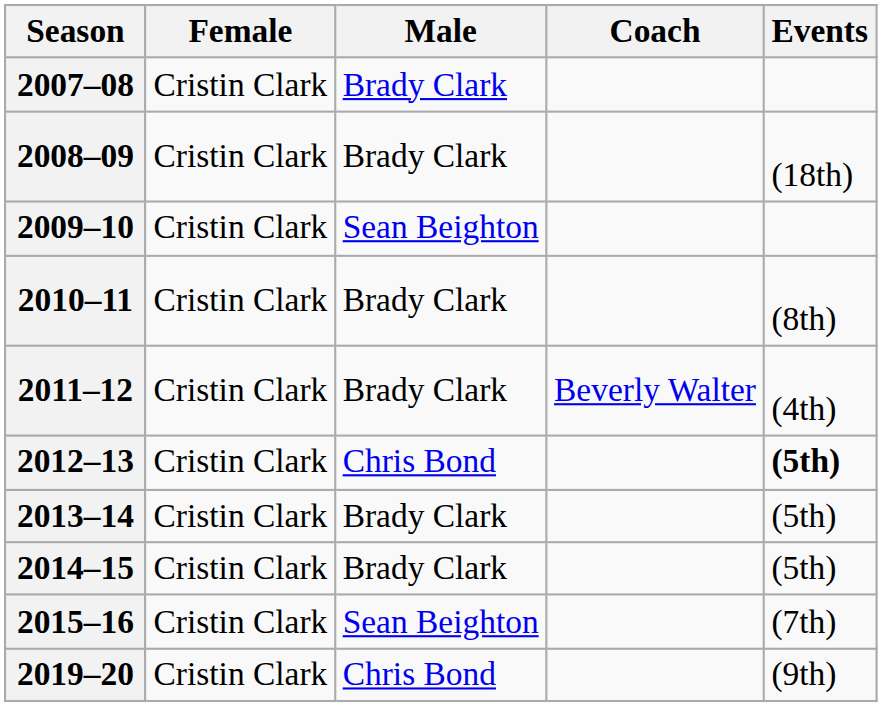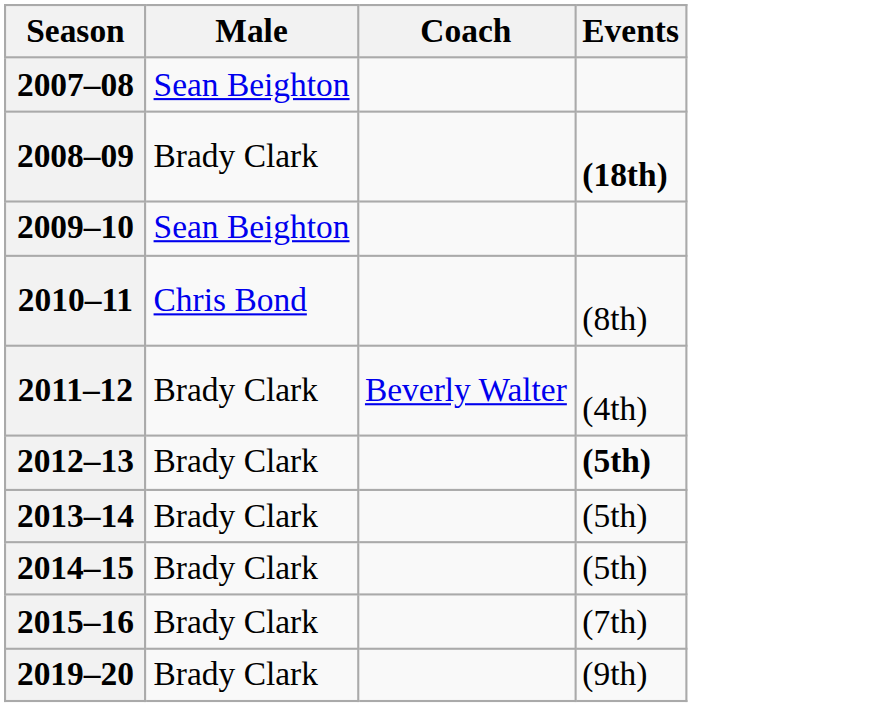- column: (240, 31)
(425, 84) Brady Clark -> (252, 84) Sean Beighton
(812, 174) normal -> (625, 174) bold
(425, 299) Brady Clark -> (230, 299) Chris Bond
(419, 462) Chris Bond -> (236, 462) Brady Clark
(441, 621) Sean Beighton -> (236, 621) Brady Clark
(419, 674) Chris Bond -> (236, 674) Brady Clark
